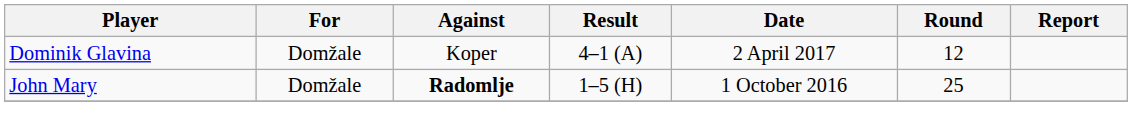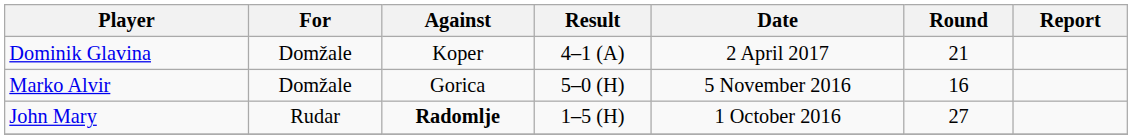(953, 52) 12 -> (959, 52) 21
+ row: (60, 85)
(324, 85) Domžale -> (315, 117) Rudar
(953, 85) 25 -> (959, 117) 27
